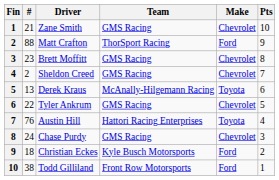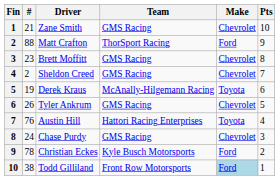(29, 90) 13 -> (29, 90) 19
(29, 105) 22 -> (29, 105) 26
(29, 152) 18 -> (29, 152) 78
(227, 167) no background -> (227, 167) lightblue background
